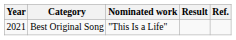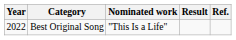(16, 27) 2021 -> (16, 27) 2022
